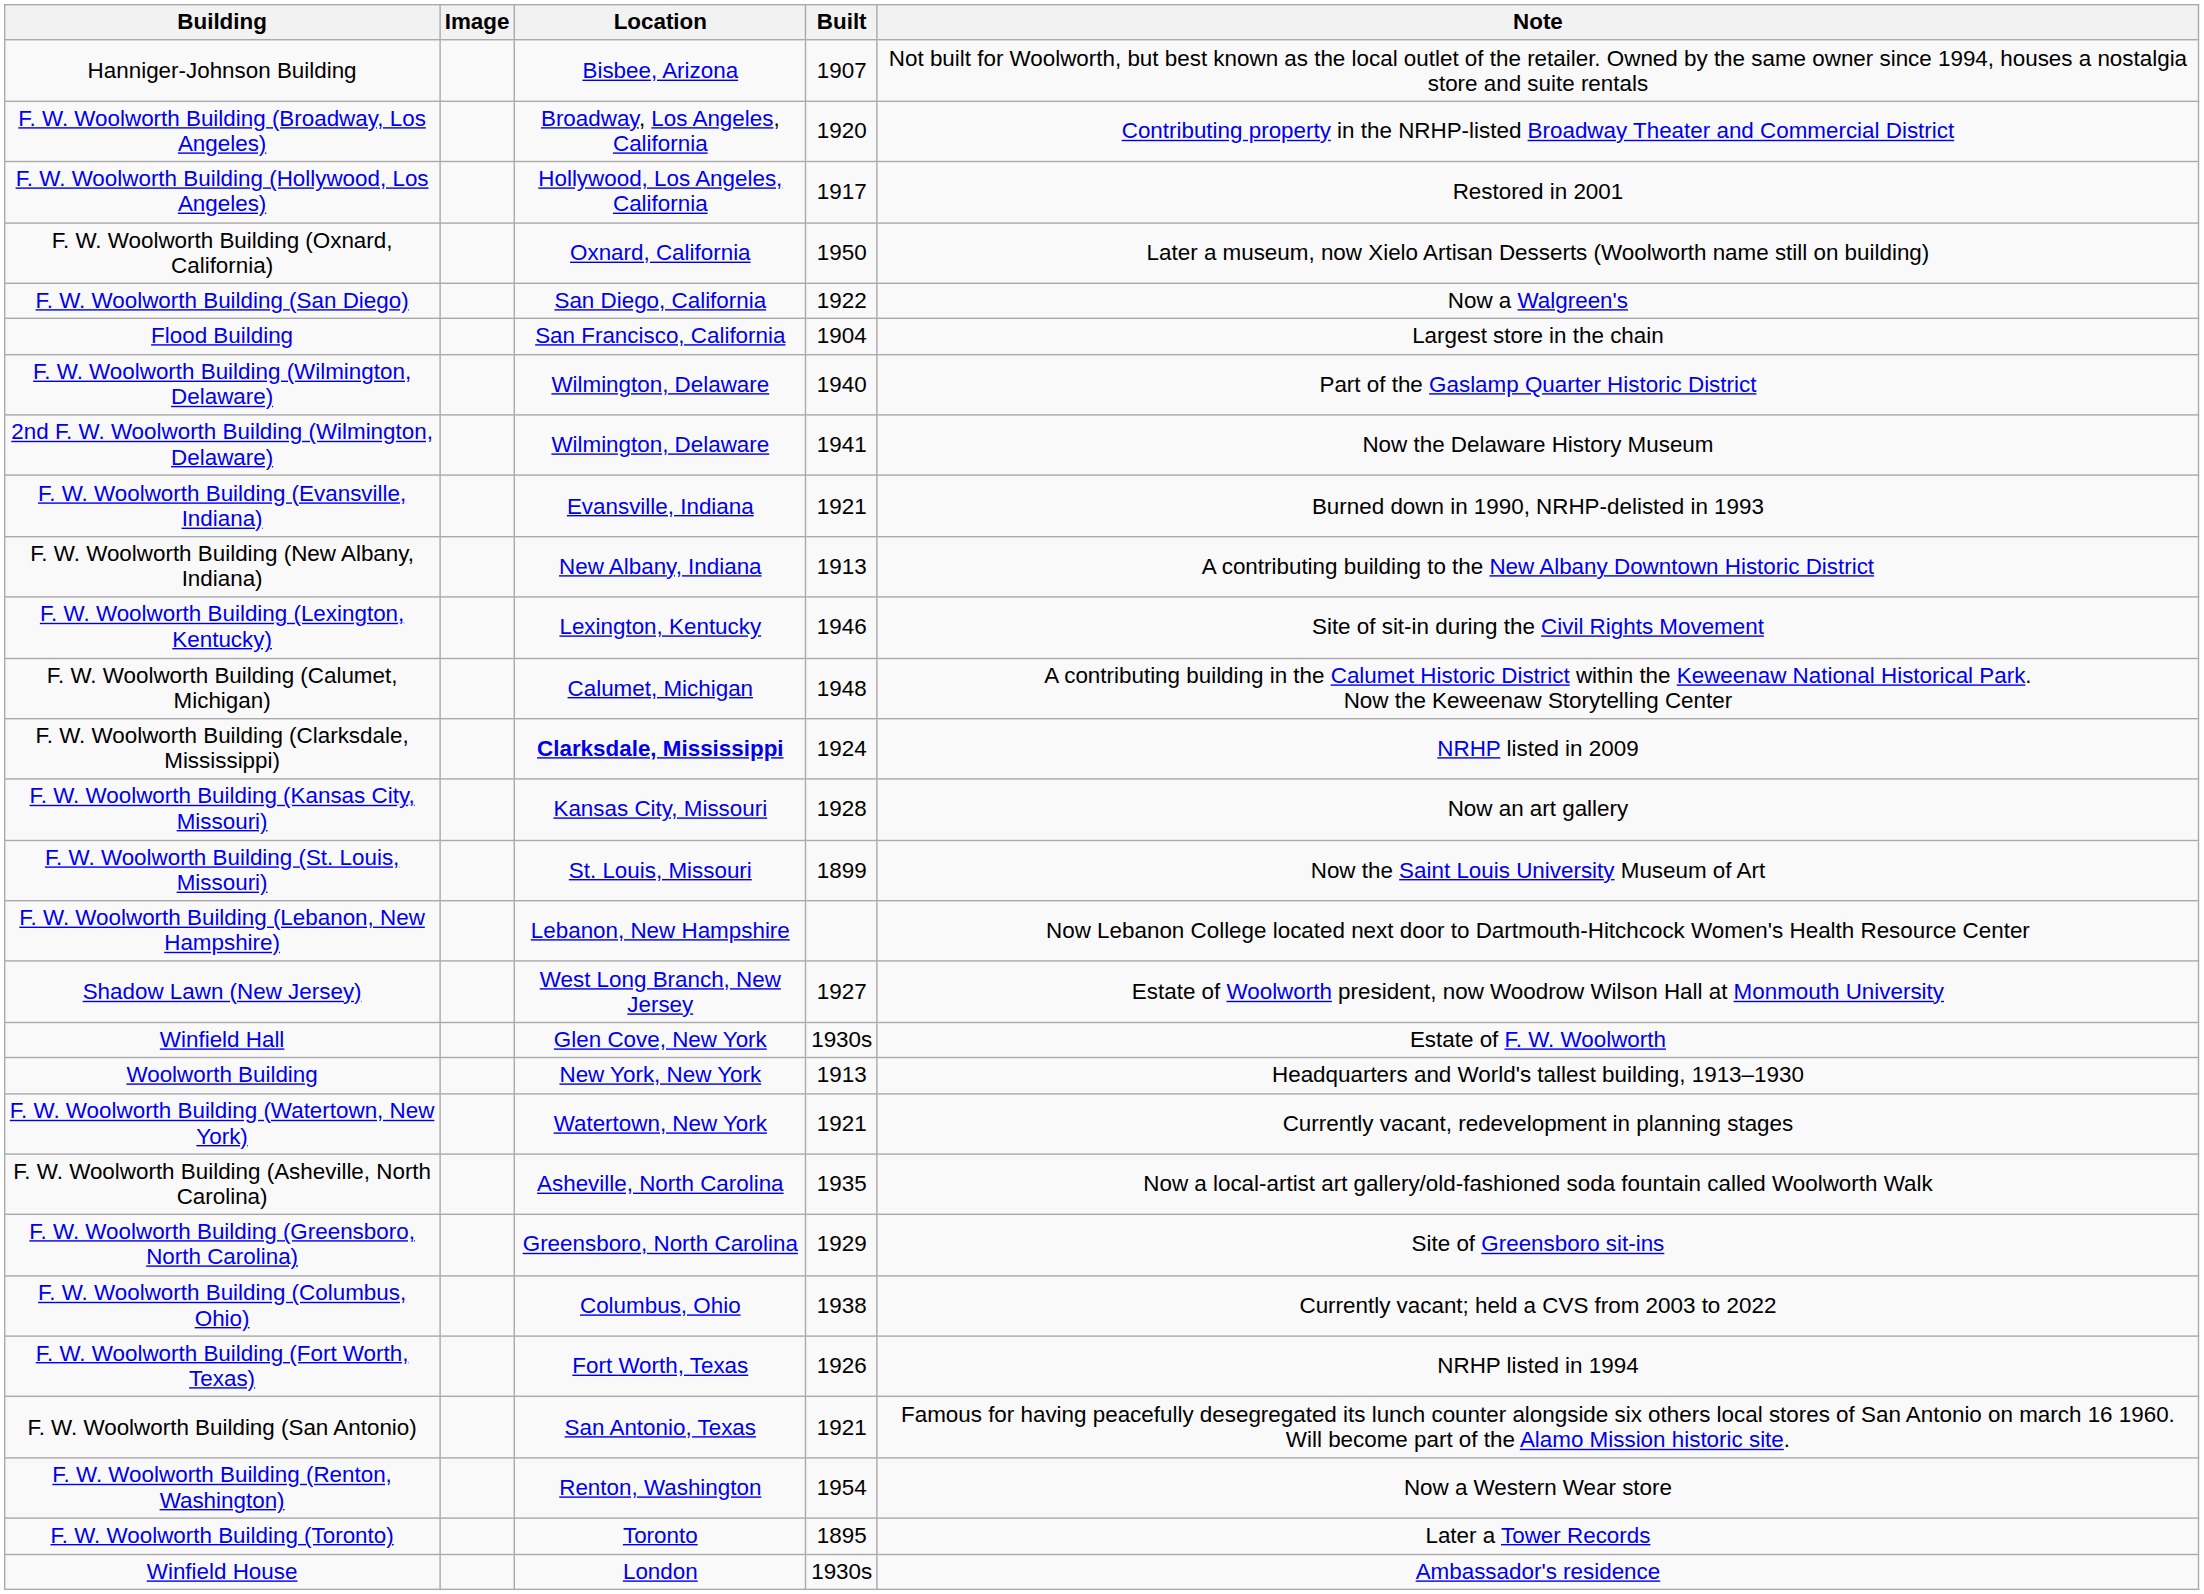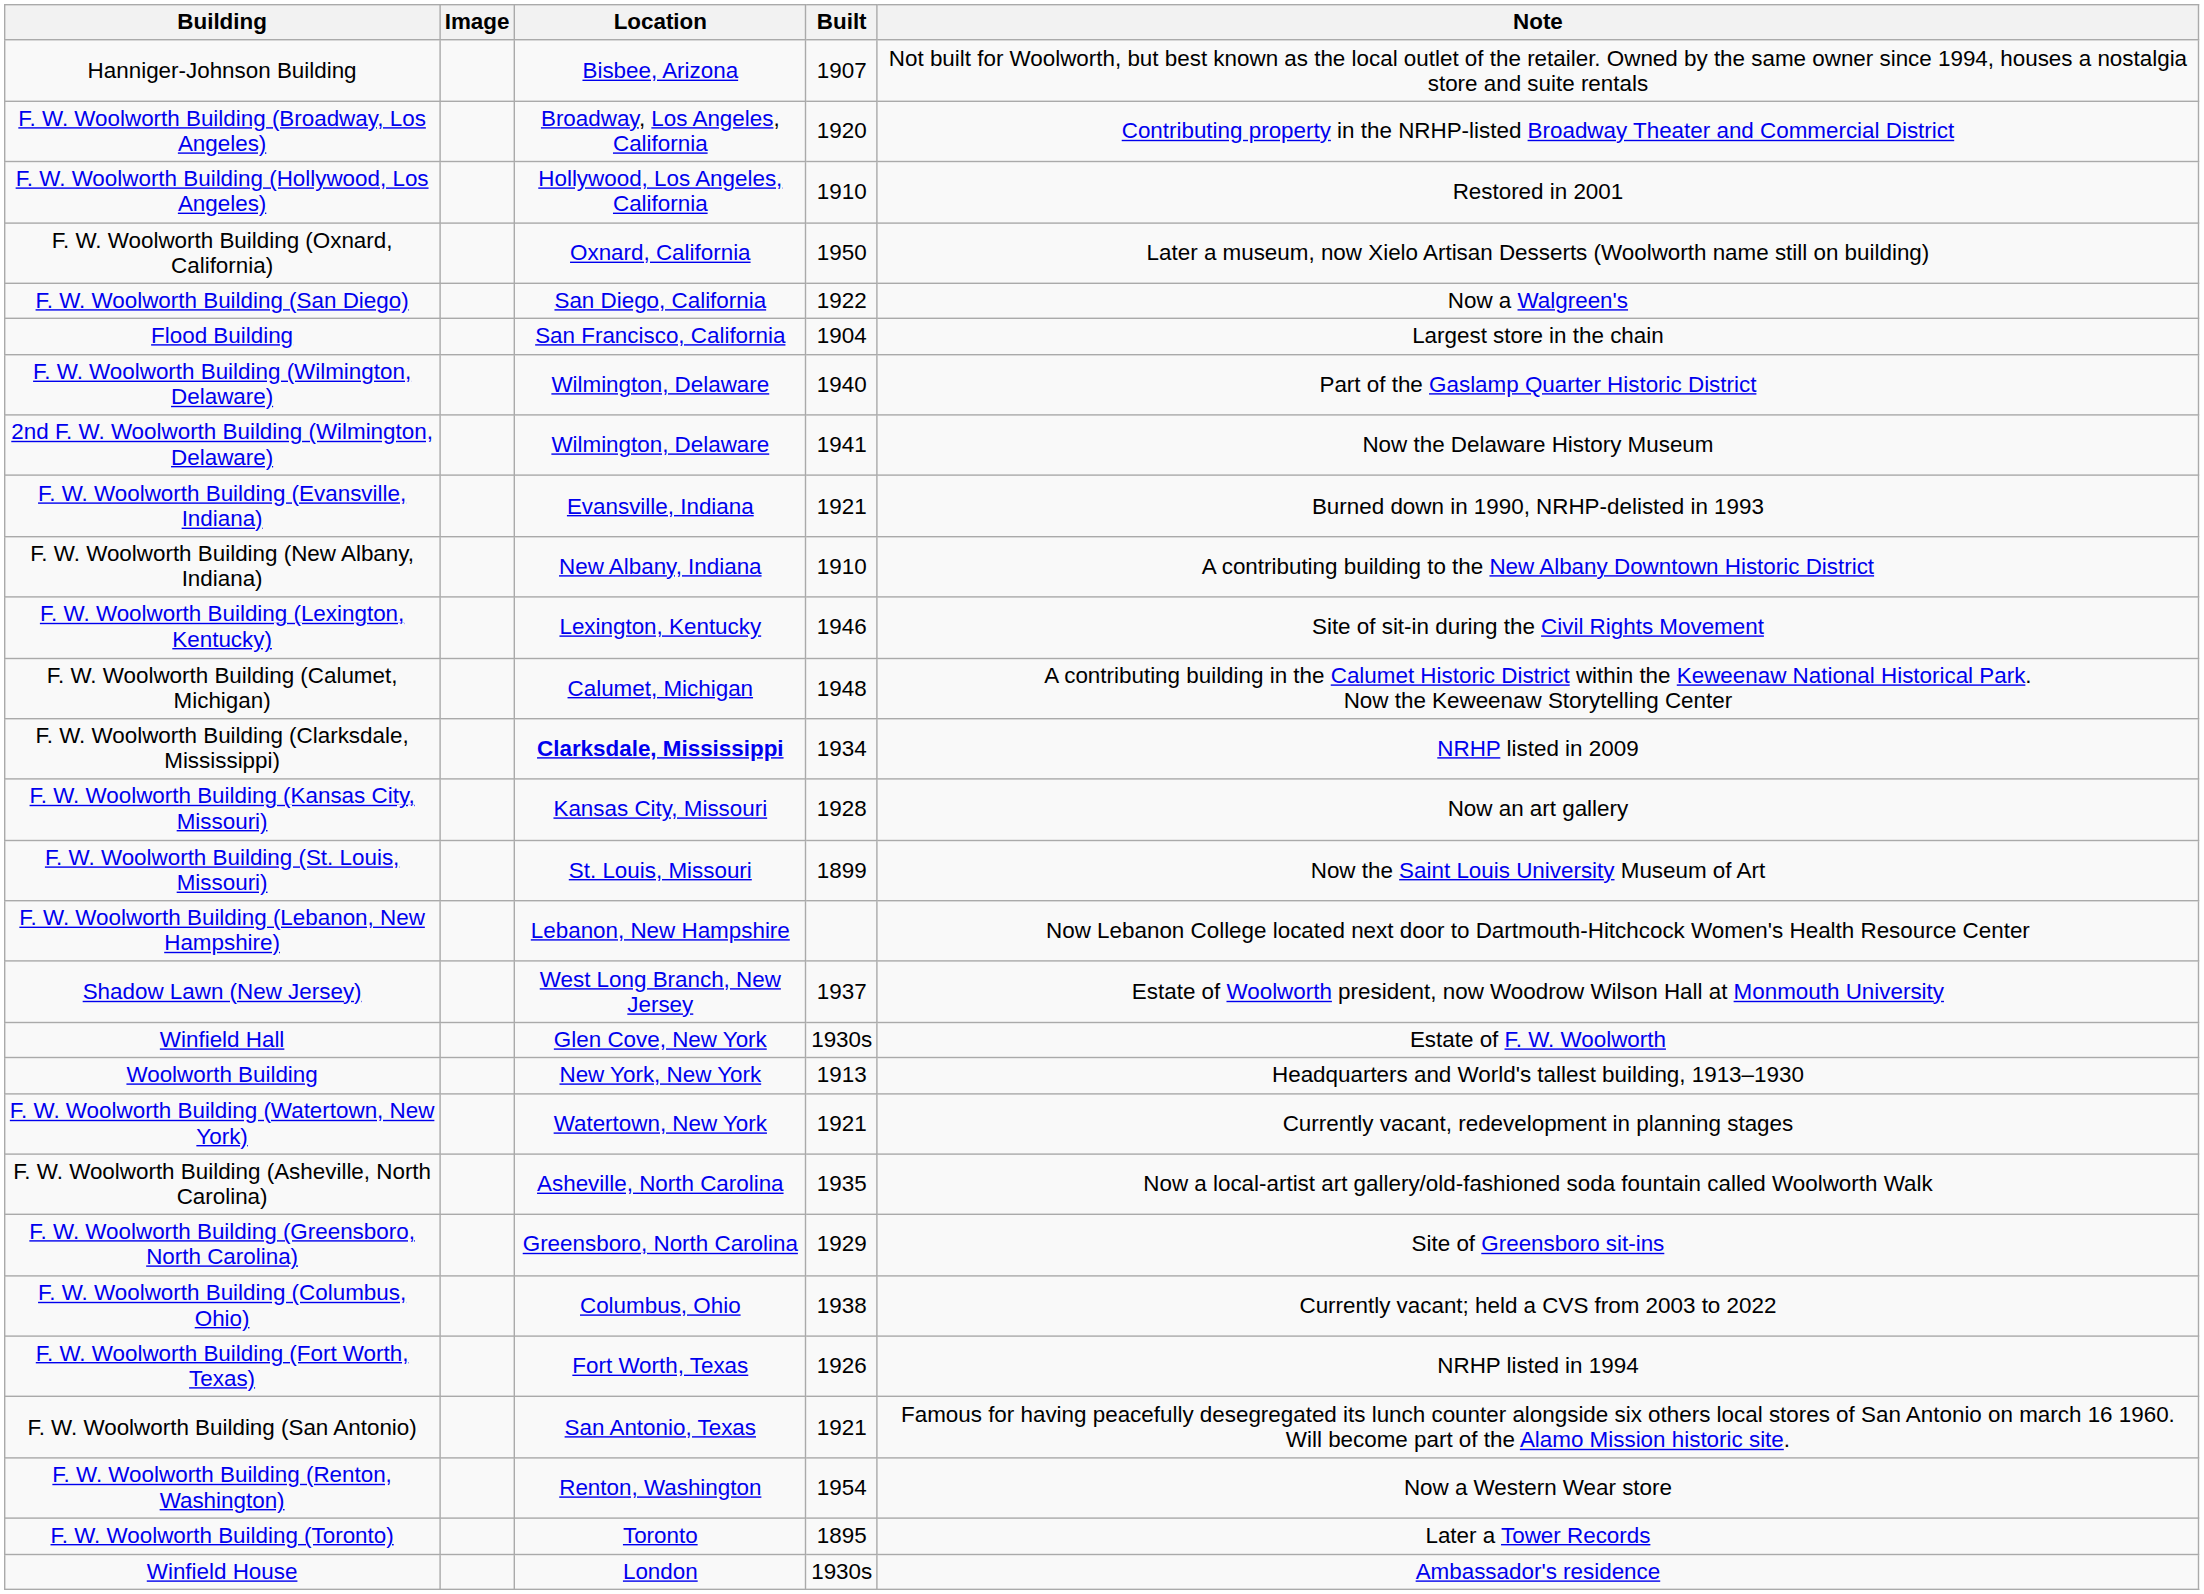(842, 191) 1917 -> (842, 191) 1910
(842, 566) 1913 -> (842, 566) 1910
(842, 748) 1924 -> (842, 748) 1934
(842, 991) 1927 -> (842, 991) 1937
